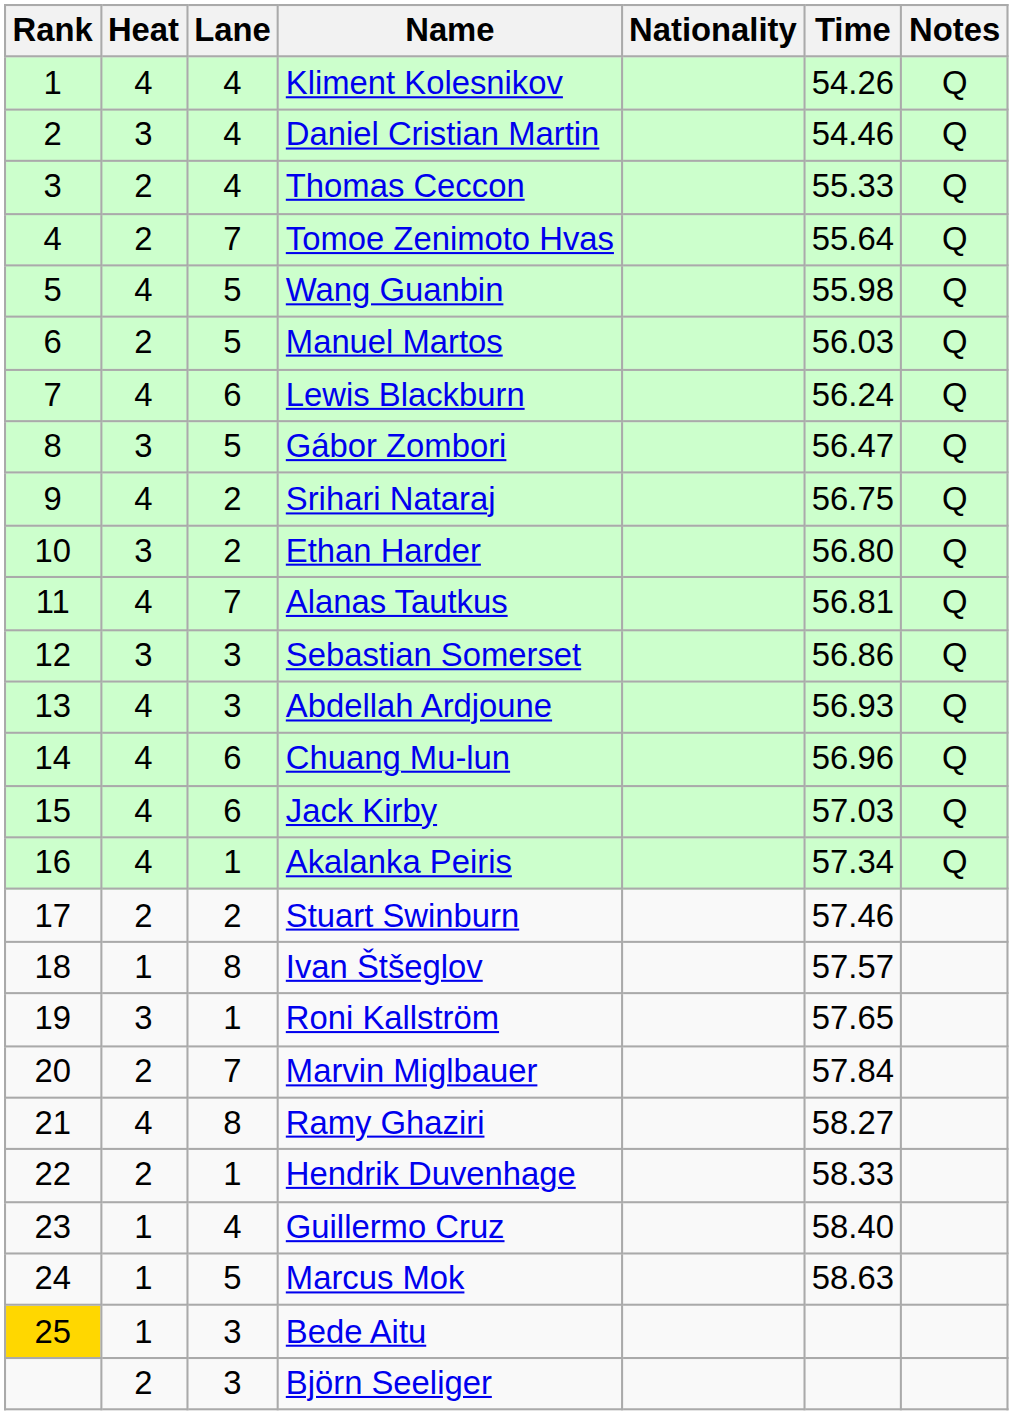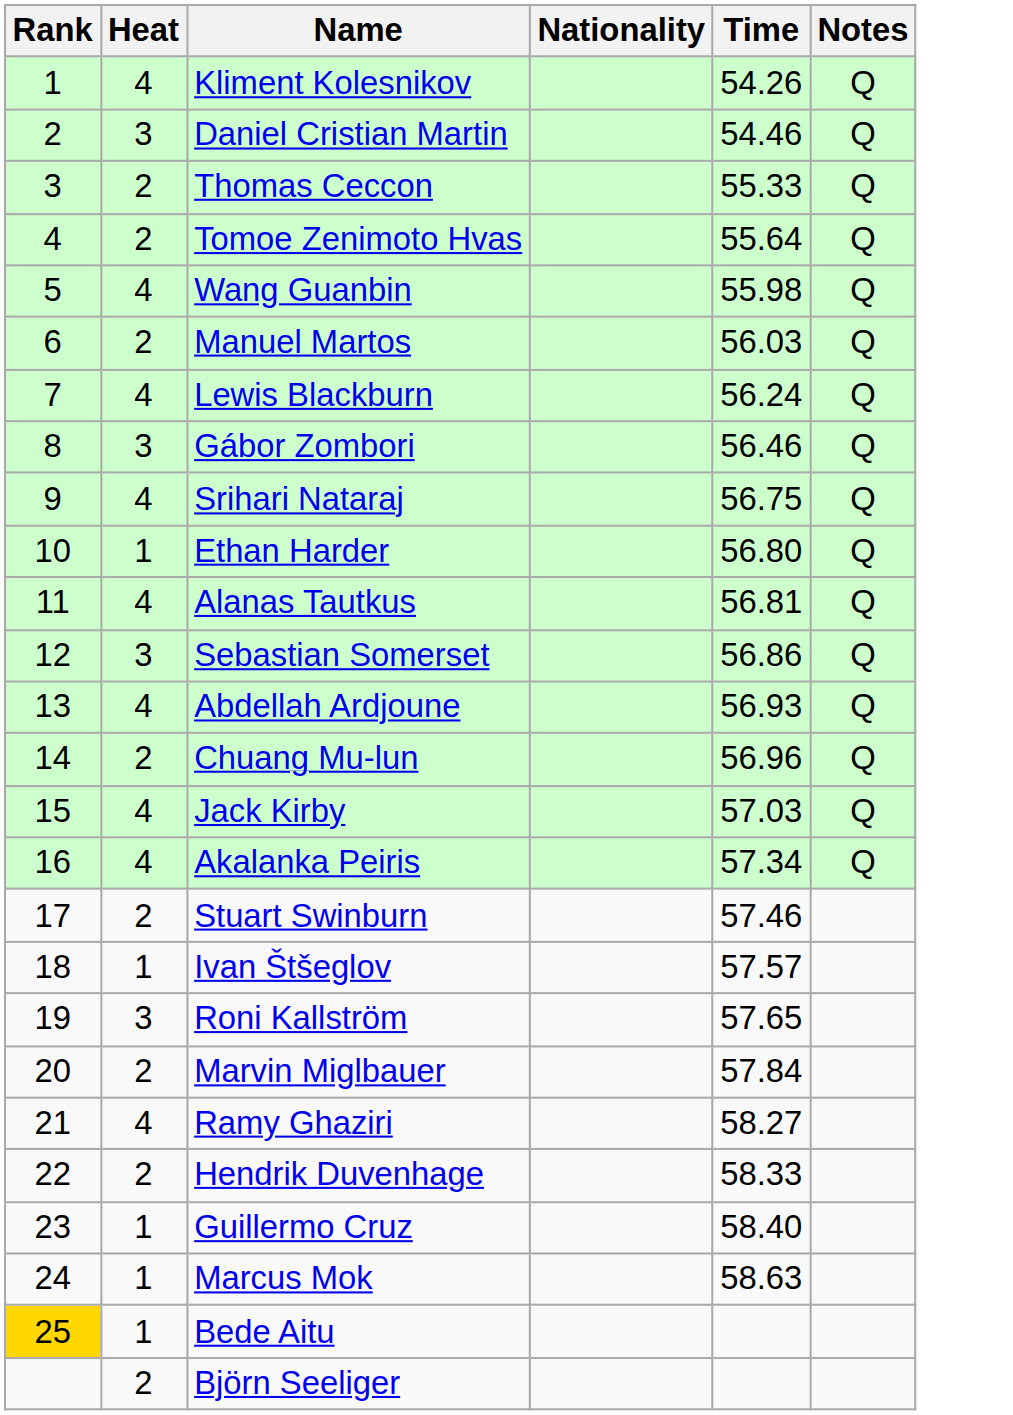- column: (232, 30)
(853, 446) 56.47 -> (761, 446) 56.46
(143, 550) 3 -> (143, 550) 1
(143, 758) 4 -> (143, 758) 2
